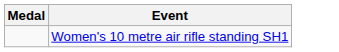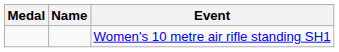+ column: (69, 15)
